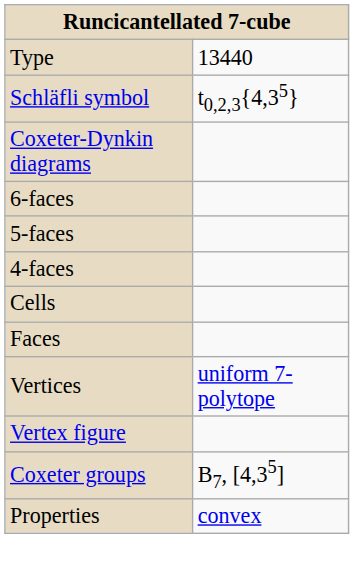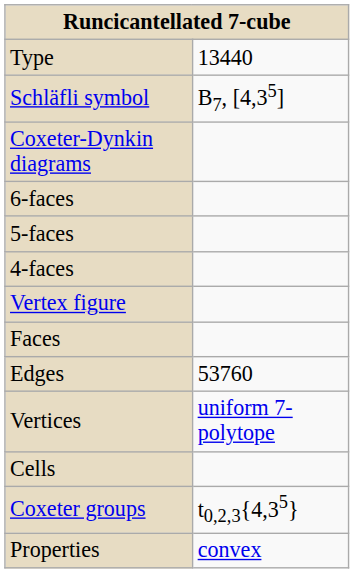(248, 97) t0,2,3{4,35} -> (241, 97) B7, [4,35]
rows swapped: (33, 303) <-> (68, 433)
+ row: (37, 373)
(241, 474) B7, [4,35] -> (248, 509) t0,2,3{4,35}
